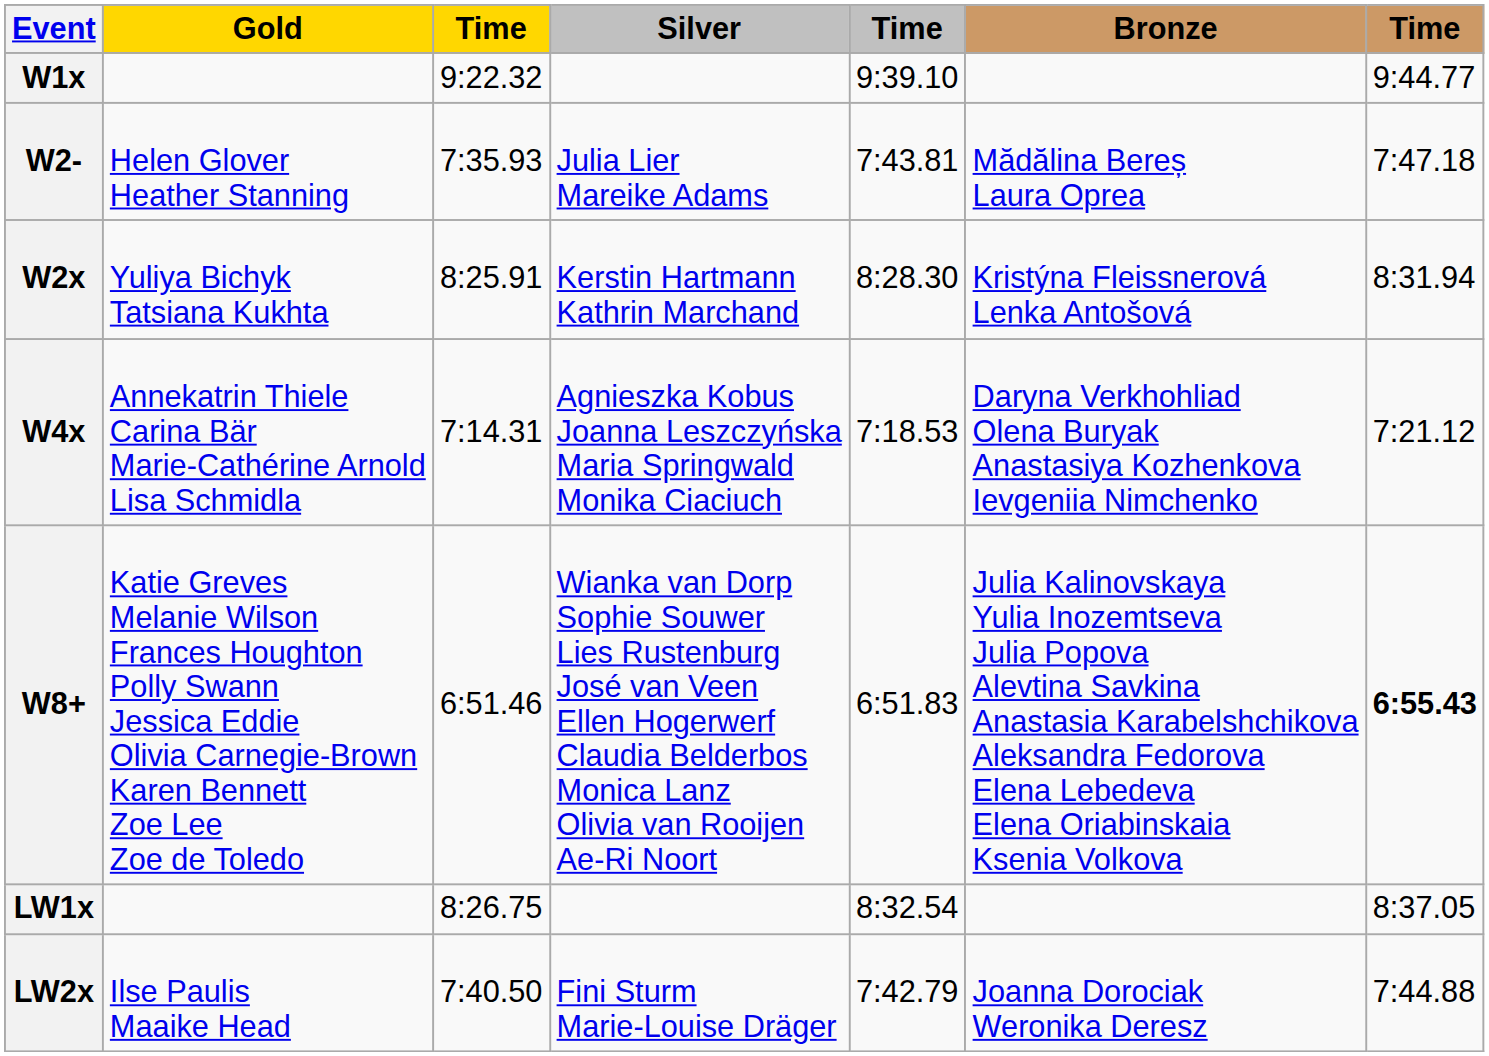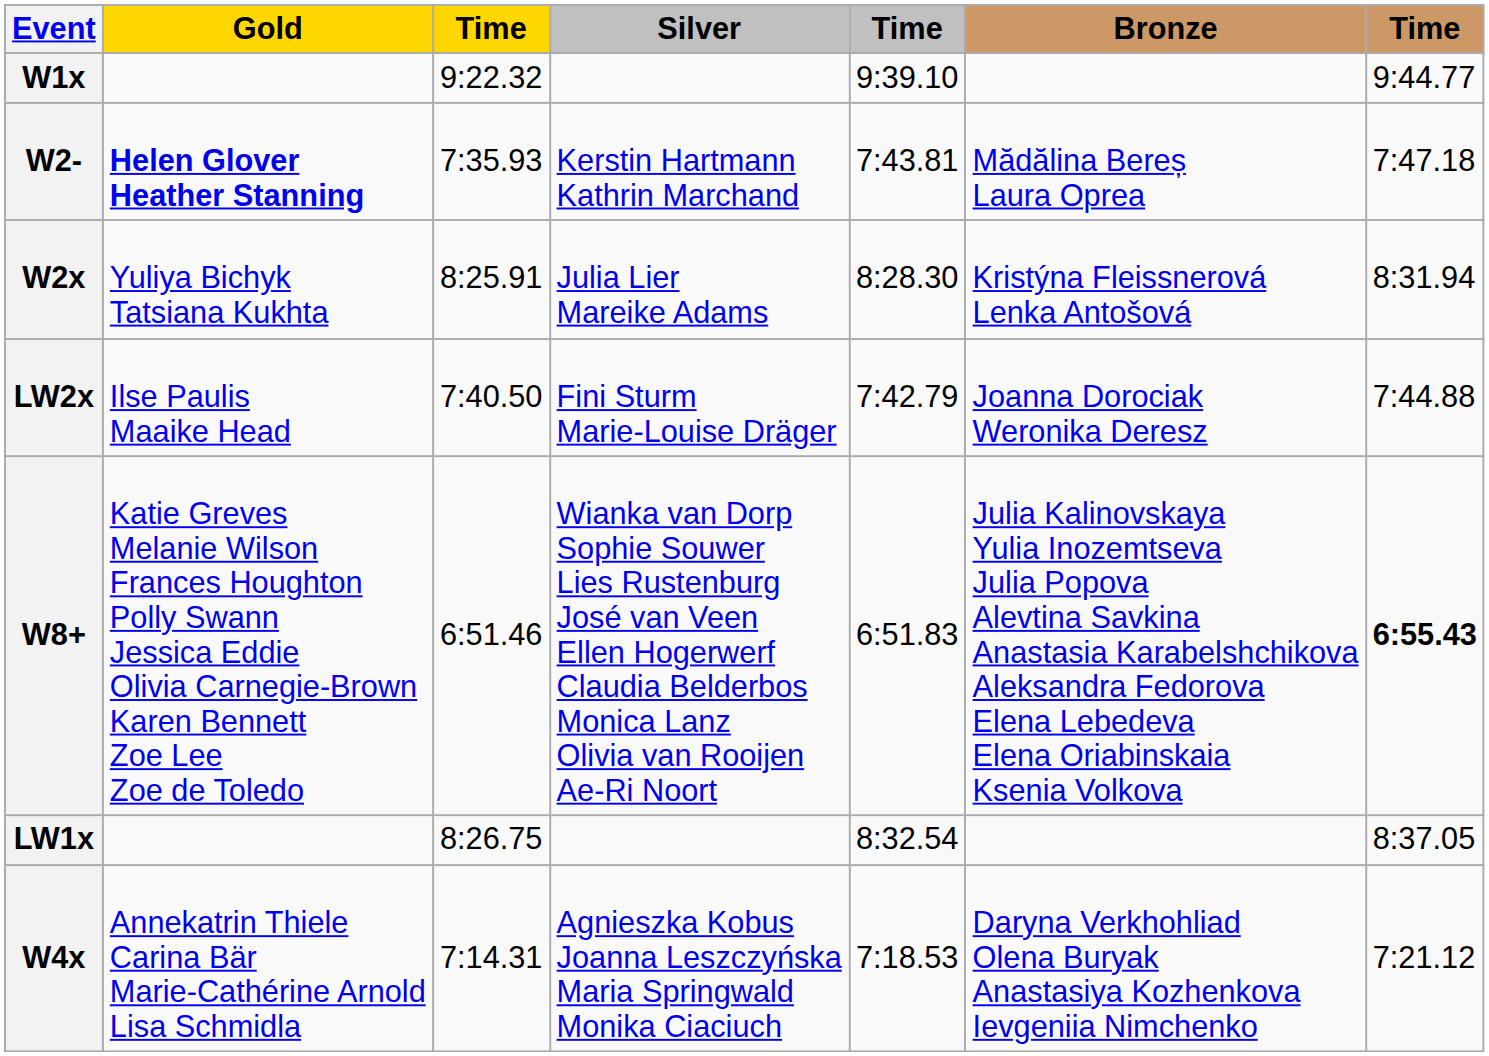(229, 178) normal -> (237, 178) bold
(662, 178) Julia Lier Mareike Adams -> (678, 178) Kerstin Hartmann Kathrin Marchand
(678, 295) Kerstin Hartmann Kathrin Marchand -> (662, 295) Julia Lier Mareike Adams
rows swapped: (54, 431) <-> (54, 991)
